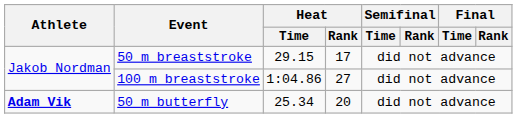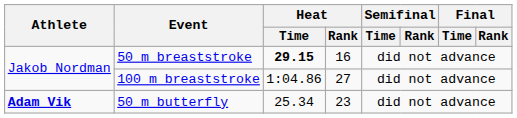(294, 57) normal -> (294, 57) bold
(343, 57) 17 -> (343, 57) 16
(343, 102) 20 -> (343, 102) 23
